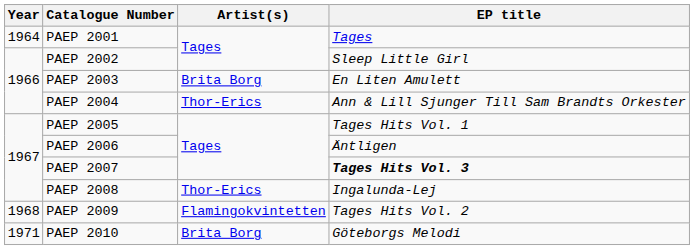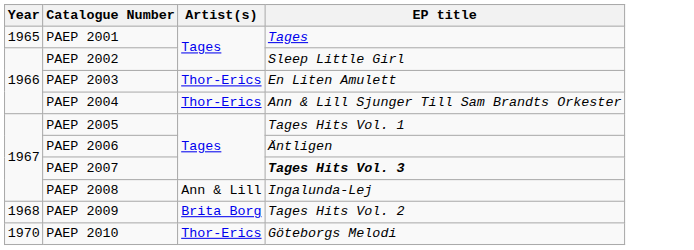(24, 37) 1964 -> (24, 37) 1965
(221, 81) Brita Borg -> (221, 81) Thor-Erics
(221, 190) Thor-Erics -> (221, 190) Ann & Lill
(254, 212) Flamingokvintetten -> (221, 212) Brita Borg
(24, 234) 1971 -> (24, 234) 1970
(221, 234) Brita Borg -> (221, 234) Thor-Erics
